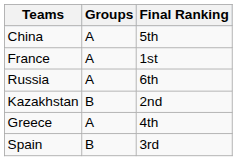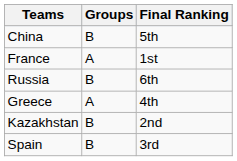(89, 36) A -> (89, 36) B
(89, 79) A -> (89, 79) B
rows swapped: (30, 123) <-> (43, 101)
